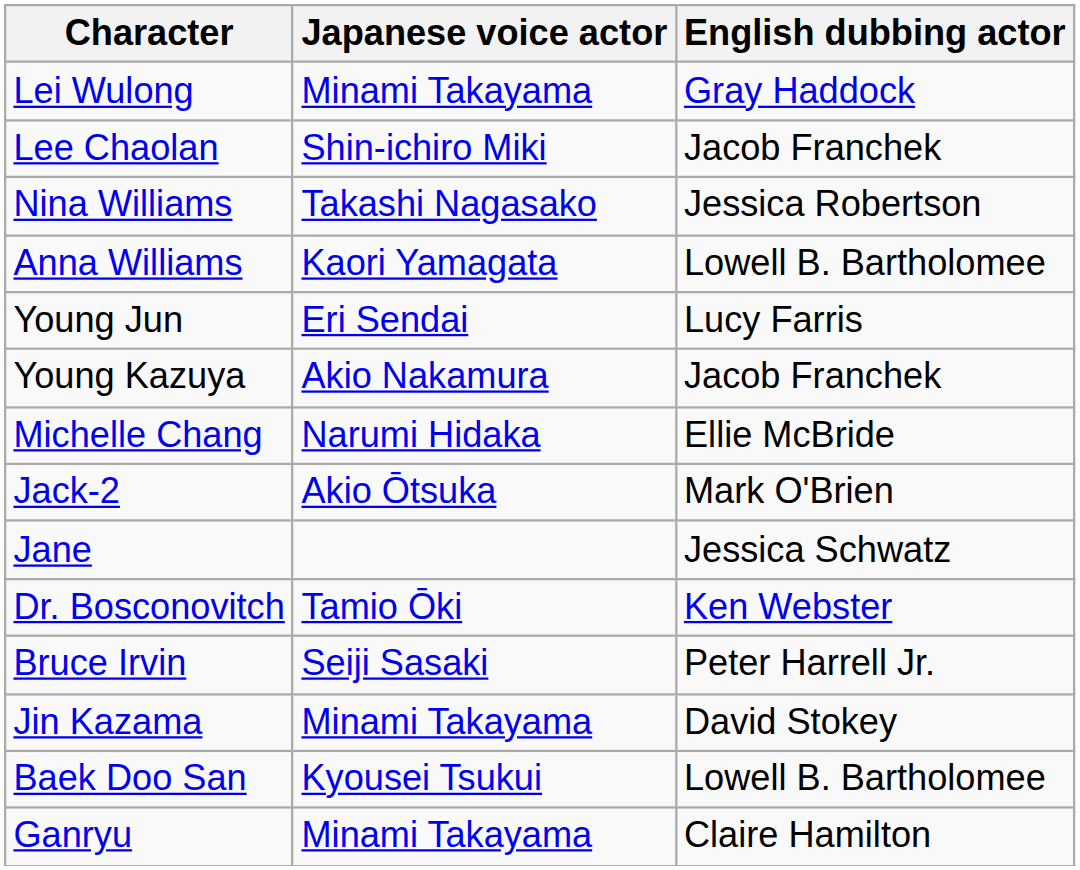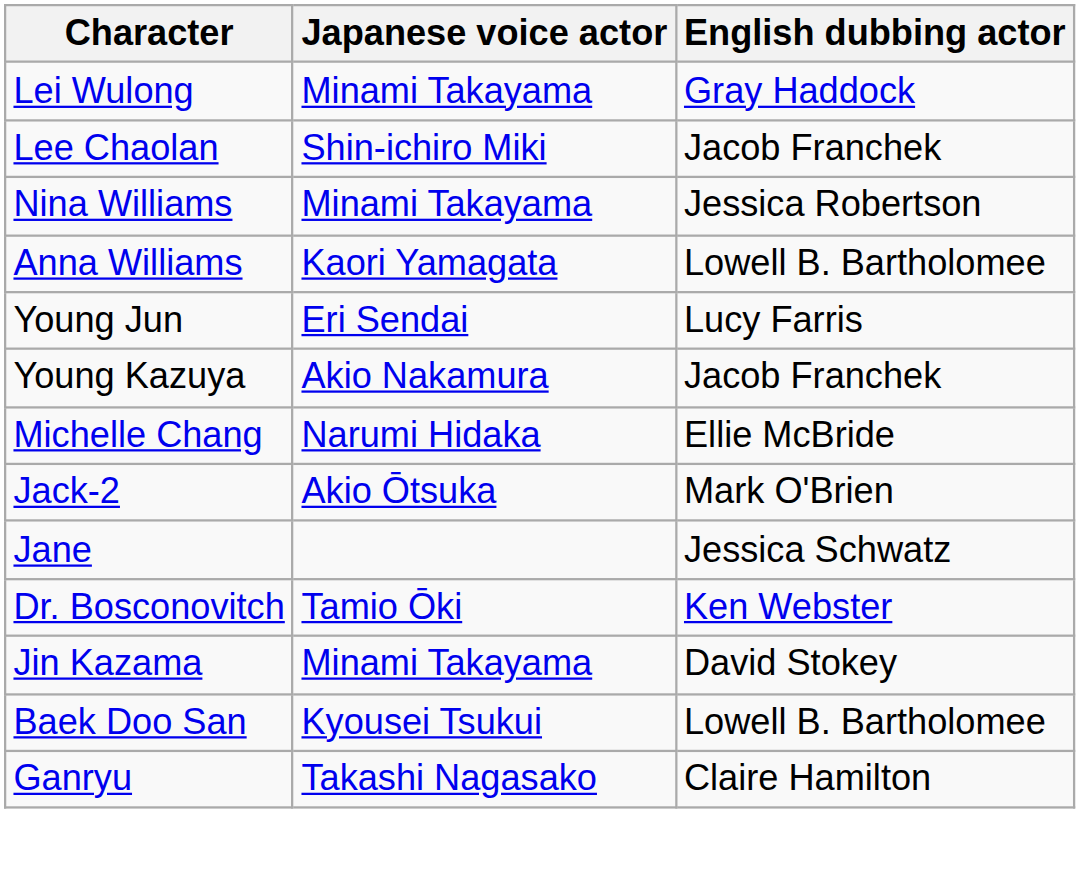(449, 205) Takashi Nagasako -> (447, 205) Minami Takayama
- row: (100, 663)
(447, 836) Minami Takayama -> (449, 778) Takashi Nagasako
